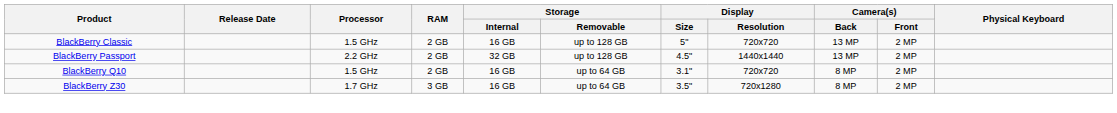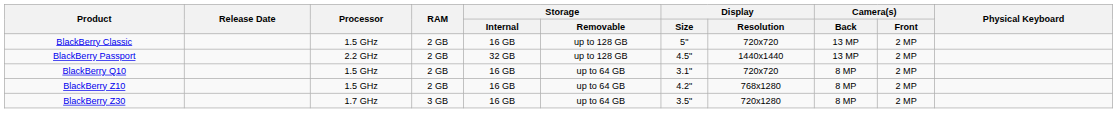+ row: (94, 86)
